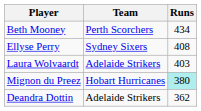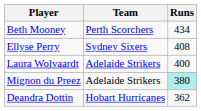(182, 64) 403 -> (182, 64) 400
(125, 81) Hobart Hurricanes -> (123, 81) Adelaide Strikers
(123, 98) Adelaide Strikers -> (125, 98) Hobart Hurricanes
